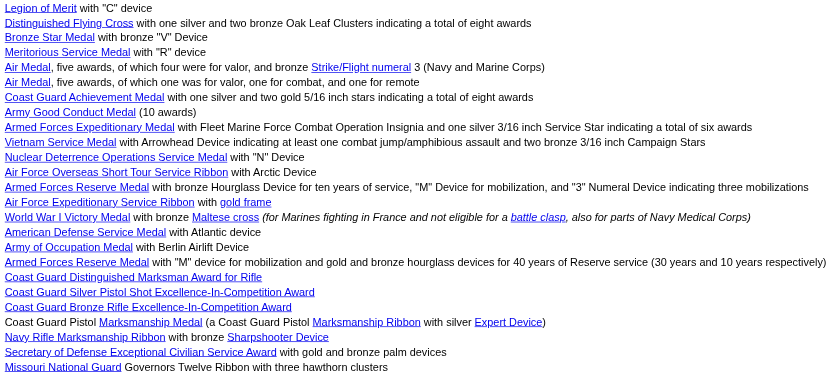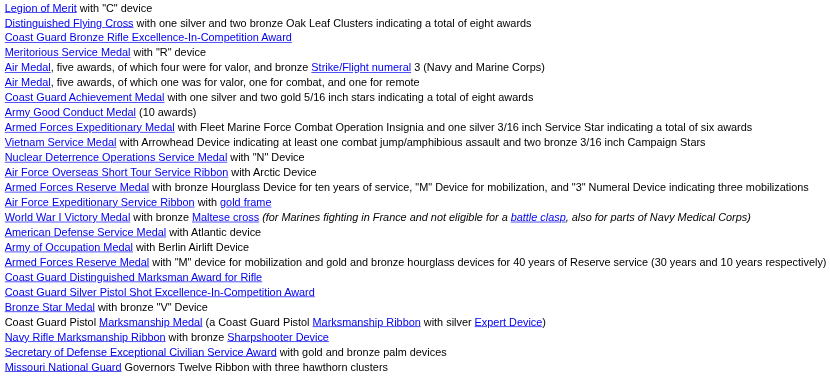rows swapped: (106, 38) <-> (148, 307)
